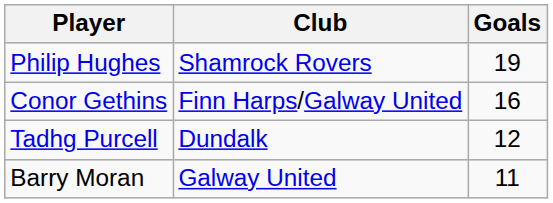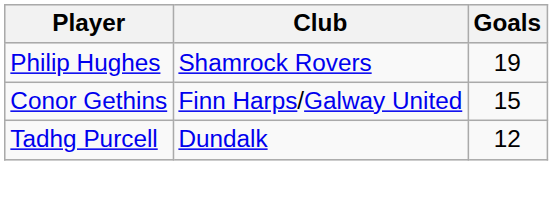(507, 100) 16 -> (507, 100) 15
- row: (77, 178)
